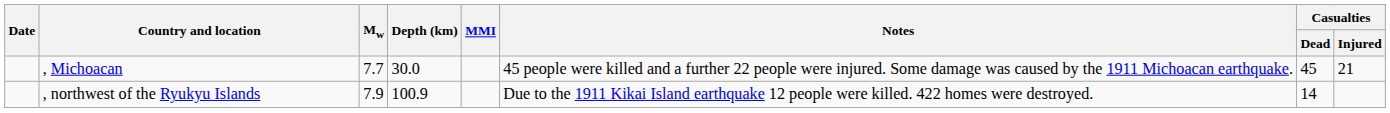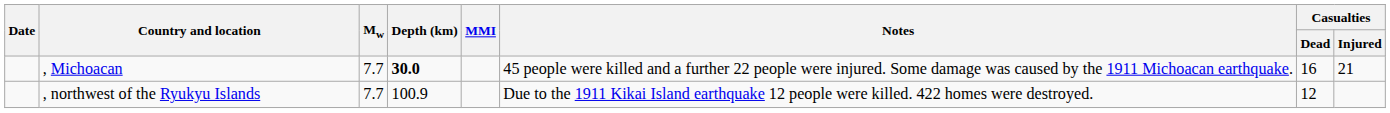(406, 68) normal -> (406, 68) bold
(1308, 68) 45 -> (1308, 68) 16
(373, 94) 7.9 -> (373, 94) 7.7
(1308, 94) 14 -> (1308, 94) 12
